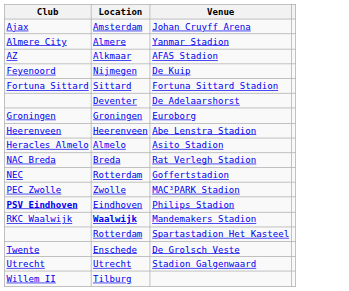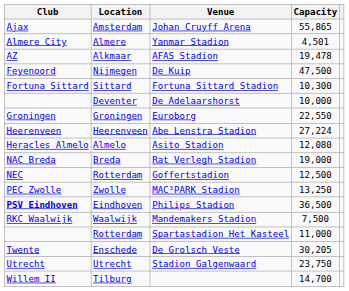+ column: (315, 12)
(115, 219) bold -> (115, 219) normal
